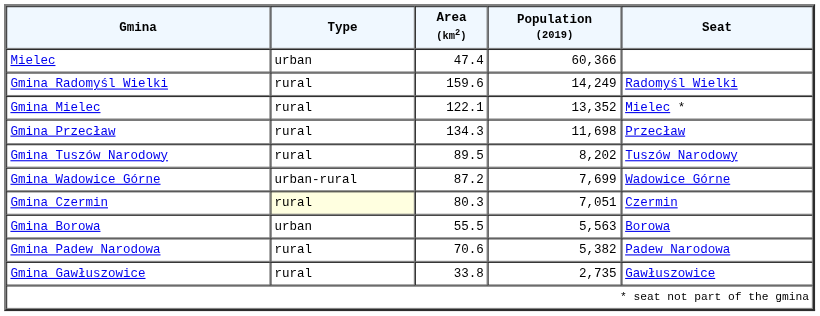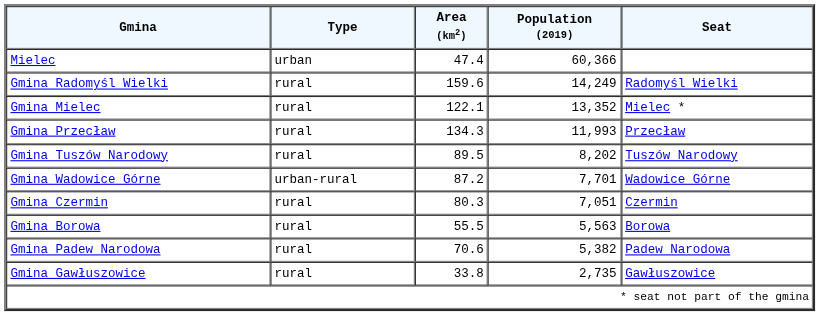(594, 132) 11,698 -> (594, 132) 11,993
(598, 179) 7,699 -> (598, 179) 7,701
(293, 203) lightyellow background -> (293, 203) no background
(293, 226) urban -> (293, 226) rural
